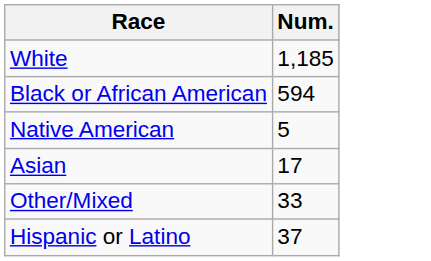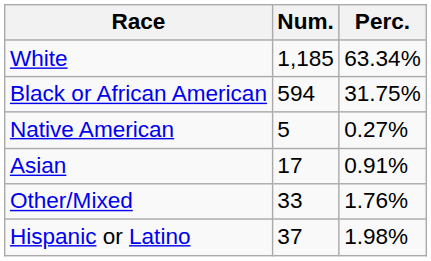+ column: (382, 22)
